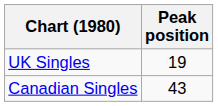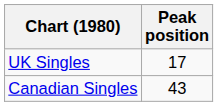(177, 62) 19 -> (177, 62) 17
